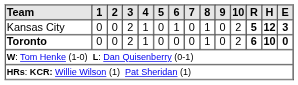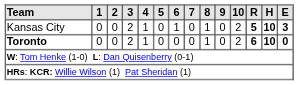(270, 27) 12 -> (270, 27) 10
